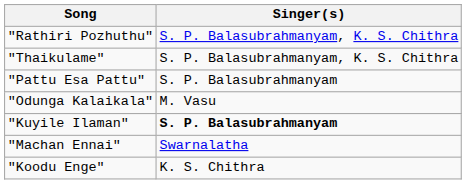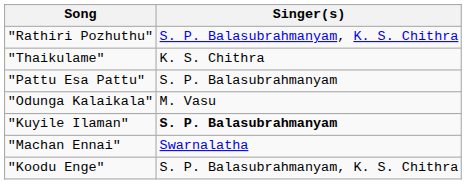(309, 59) S. P. Balasubrahmanyam, K. S. Chithra -> (212, 59) K. S. Chithra
(212, 168) K. S. Chithra -> (309, 168) S. P. Balasubrahmanyam, K. S. Chithra
